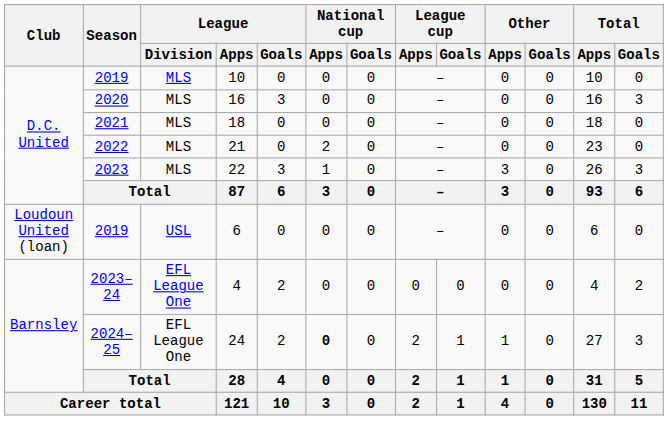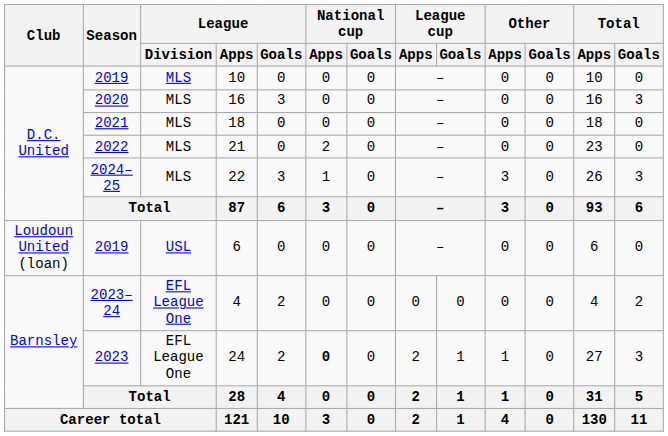(112, 169) 2023 -> (112, 178) 2024–25
(112, 342) 2024–25 -> (112, 358) 2023
